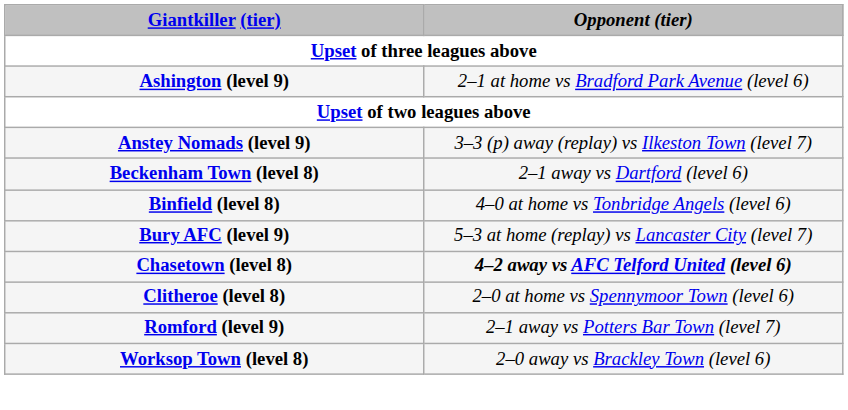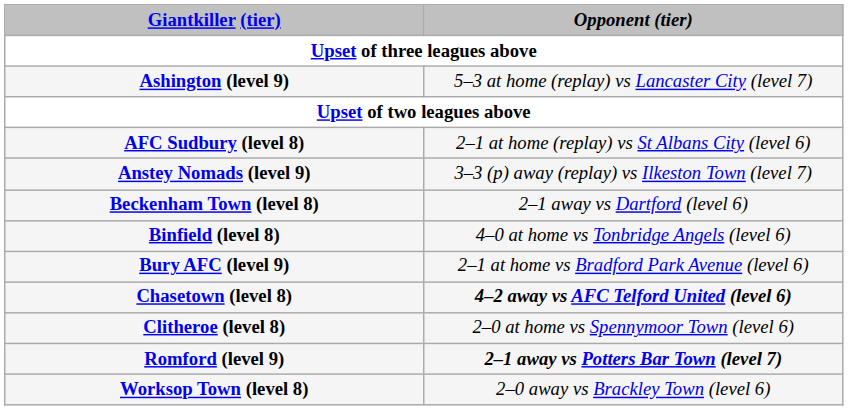(633, 81) 2–1 at home vs Bradford Park Avenue (level 6) -> (633, 81) 5–3 at home (replay) vs Lancaster City (level 7)
+ row: (214, 142)
(633, 235) 5–3 at home (replay) vs Lancaster City (level 7) -> (633, 266) 2–1 at home vs Bradford Park Avenue (level 6)
(633, 327) normal -> (633, 358) bold
